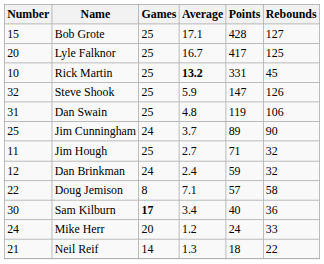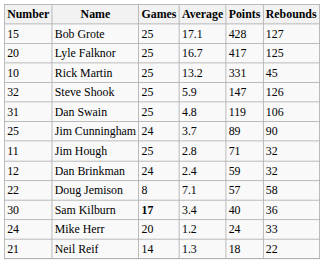(192, 73) bold -> (192, 73) normal
(189, 151) 2.7 -> (189, 151) 2.8
